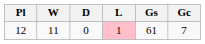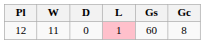(151, 30) 61 -> (151, 30) 60
(184, 30) 7 -> (184, 30) 8
